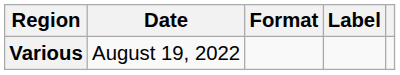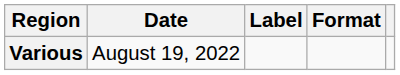columns swapped: (284, 20) <-> (354, 20)
